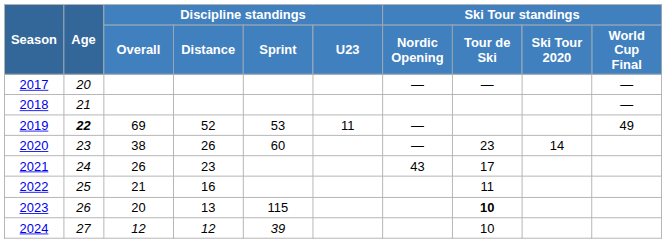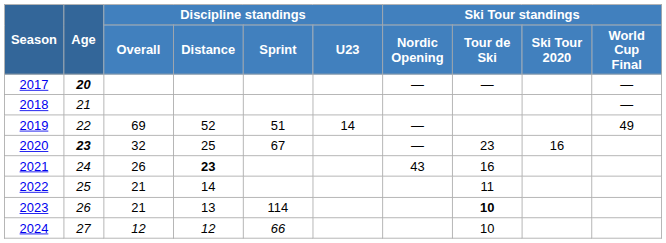(84, 85) normal -> (84, 85) bold
(84, 126) bold -> (84, 126) normal
(278, 126) 53 -> (278, 126) 51
(348, 126) 11 -> (348, 126) 14
(84, 146) normal -> (84, 146) bold
(138, 146) 38 -> (138, 146) 32
(208, 146) 26 -> (208, 146) 25
(278, 146) 60 -> (278, 146) 67
(557, 146) 14 -> (557, 146) 16
(208, 166) normal -> (208, 166) bold
(487, 166) 17 -> (487, 166) 16
(208, 187) 16 -> (208, 187) 14
(138, 207) 20 -> (138, 207) 21
(278, 207) 115 -> (278, 207) 114
(278, 228) 39 -> (278, 228) 66
